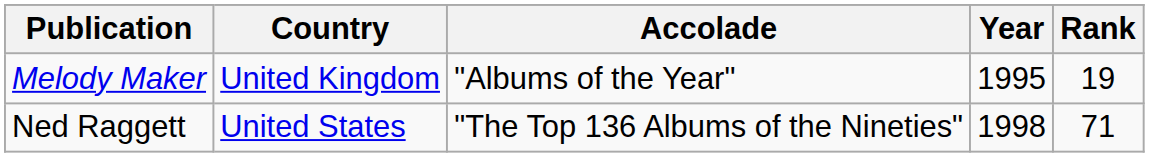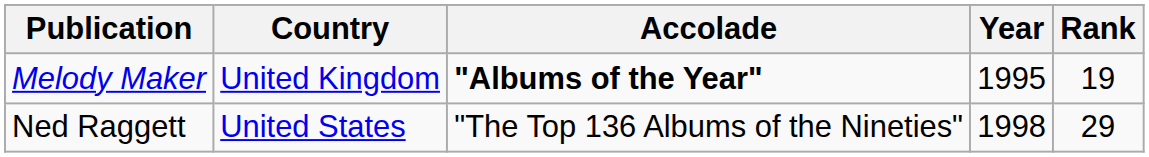(595, 77) normal -> (608, 77) bold
(1098, 126) 71 -> (1098, 126) 29
